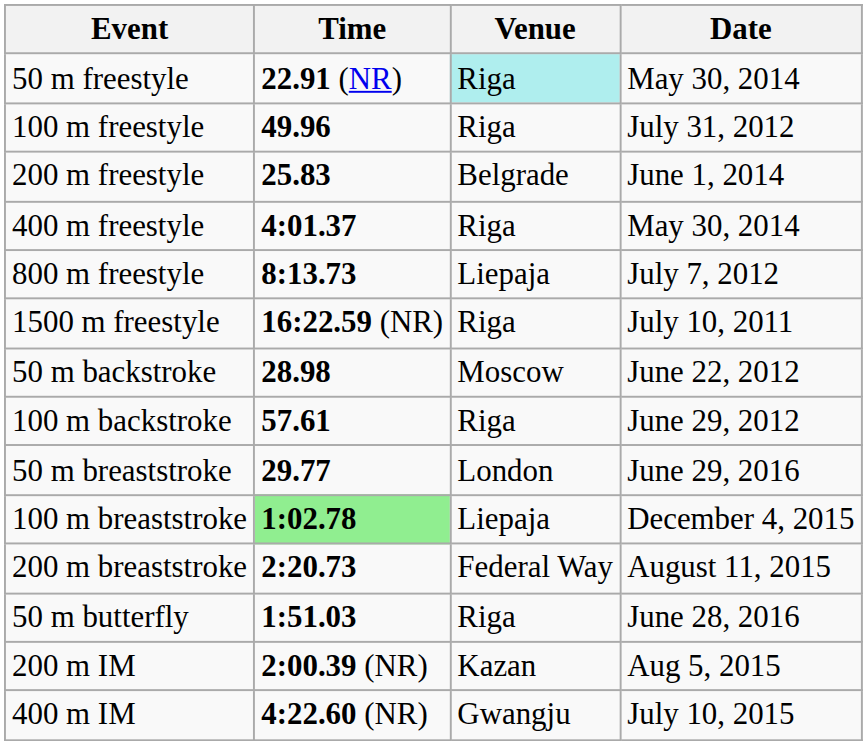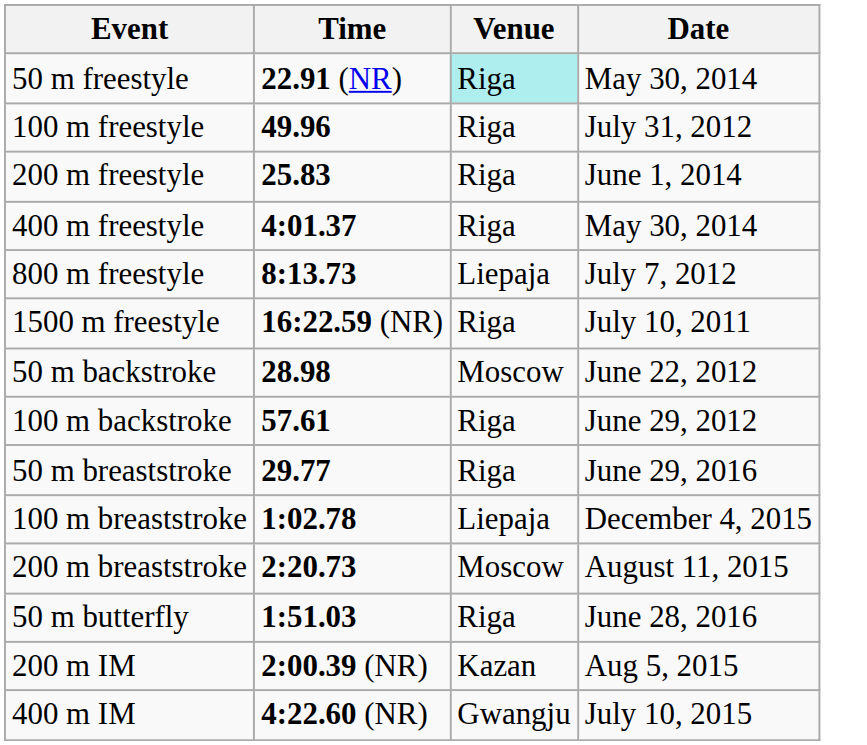(513, 175) Belgrade -> (487, 175) Riga
(505, 469) London -> (487, 469) Riga
(309, 518) lightgreen background -> (309, 518) no background
(535, 567) Federal Way -> (511, 567) Moscow
